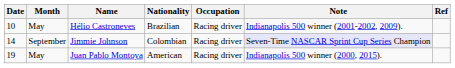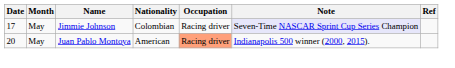- row: (103, 25)
(11, 40) 14 -> (11, 25) 17
(47, 40) September -> (36, 25) May
(11, 55) 19 -> (11, 40) 20
(218, 55) no background -> (205, 40) lightsalmon background
